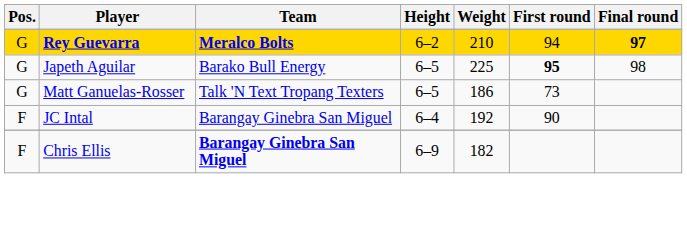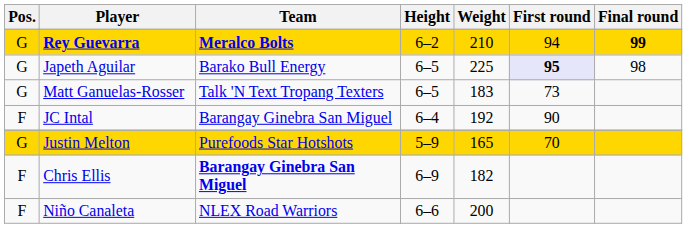(638, 42) 97 -> (638, 42) 99
(552, 67) no background -> (552, 67) lavender background
(482, 92) 186 -> (482, 92) 183
+ row: (87, 142)
+ row: (89, 210)
